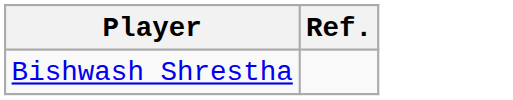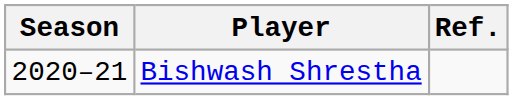+ column: (69, 28)
